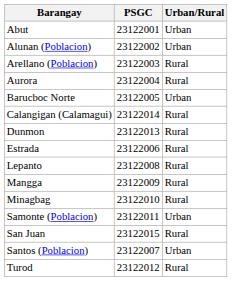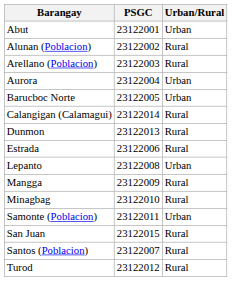(178, 47) Urban -> (177, 47) Rural
(177, 81) Rural -> (178, 81) Urban
(177, 166) Rural -> (178, 166) Urban
(178, 251) Urban -> (177, 251) Rural
